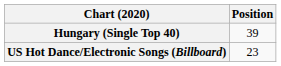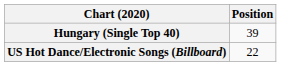(252, 52) 23 -> (252, 52) 22
